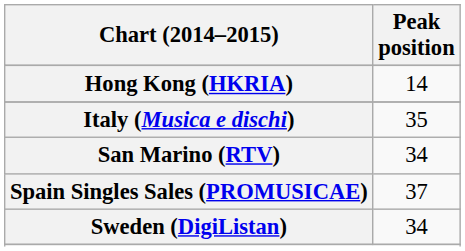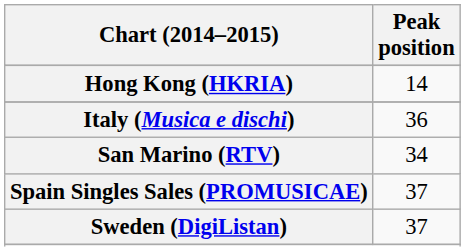(416, 119) 35 -> (416, 119) 36
(416, 226) 34 -> (416, 226) 37
